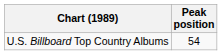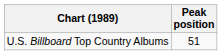(194, 41) 54 -> (194, 41) 51
